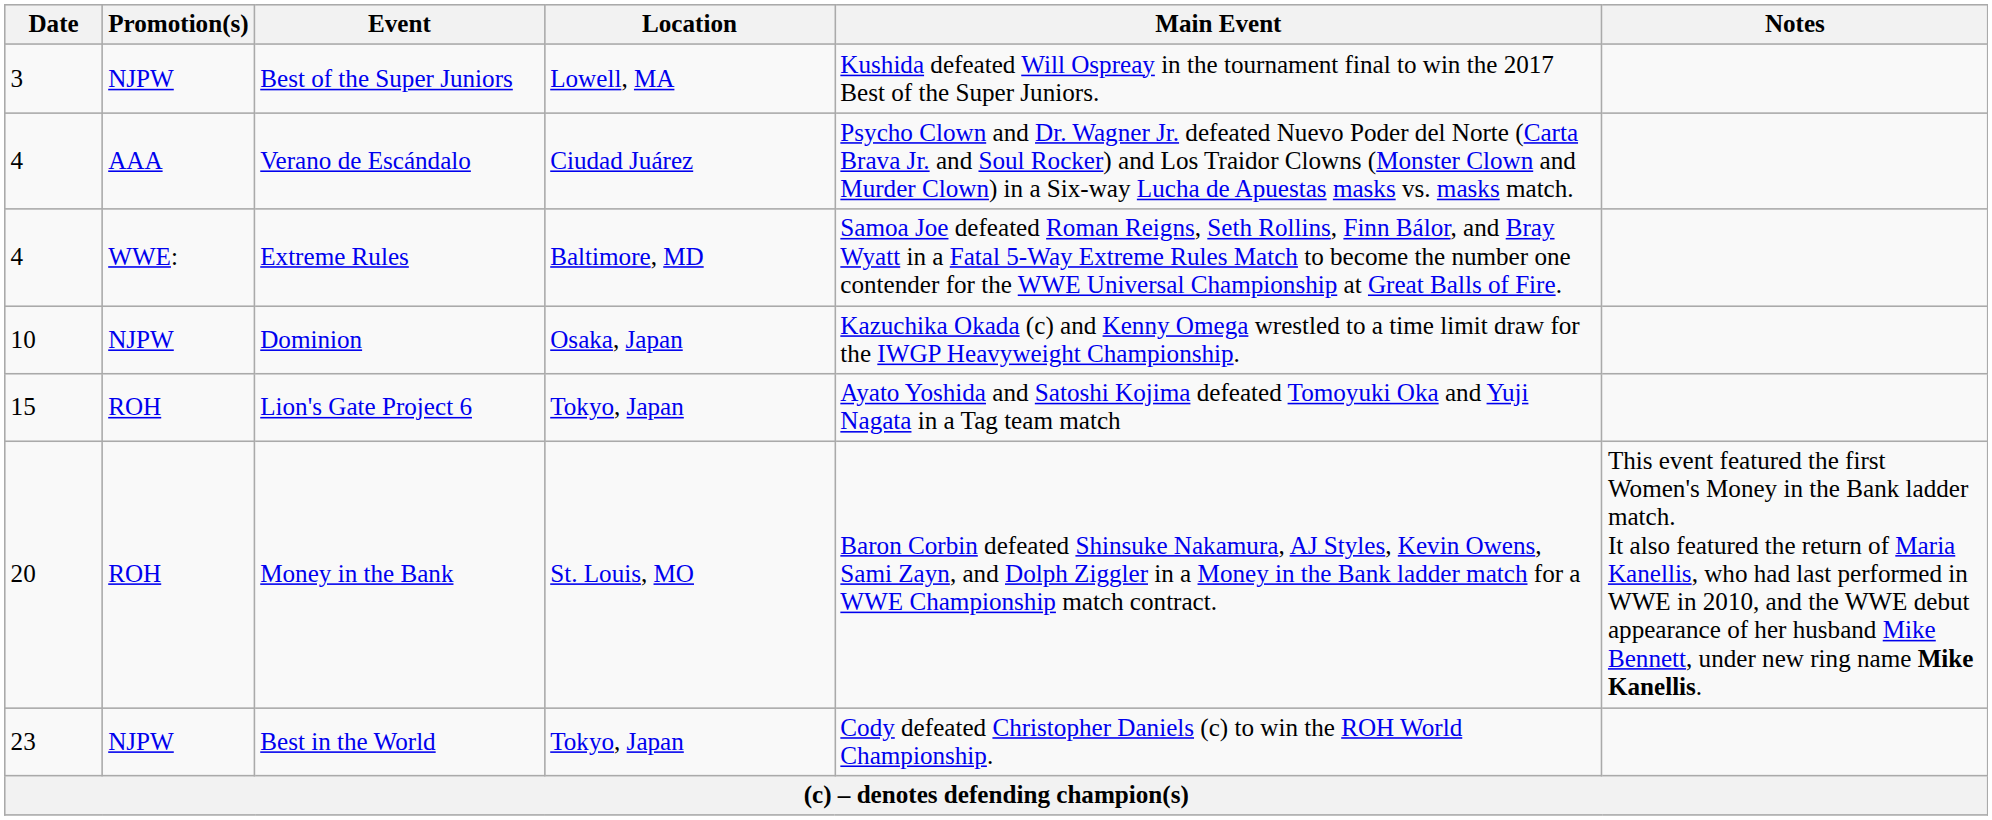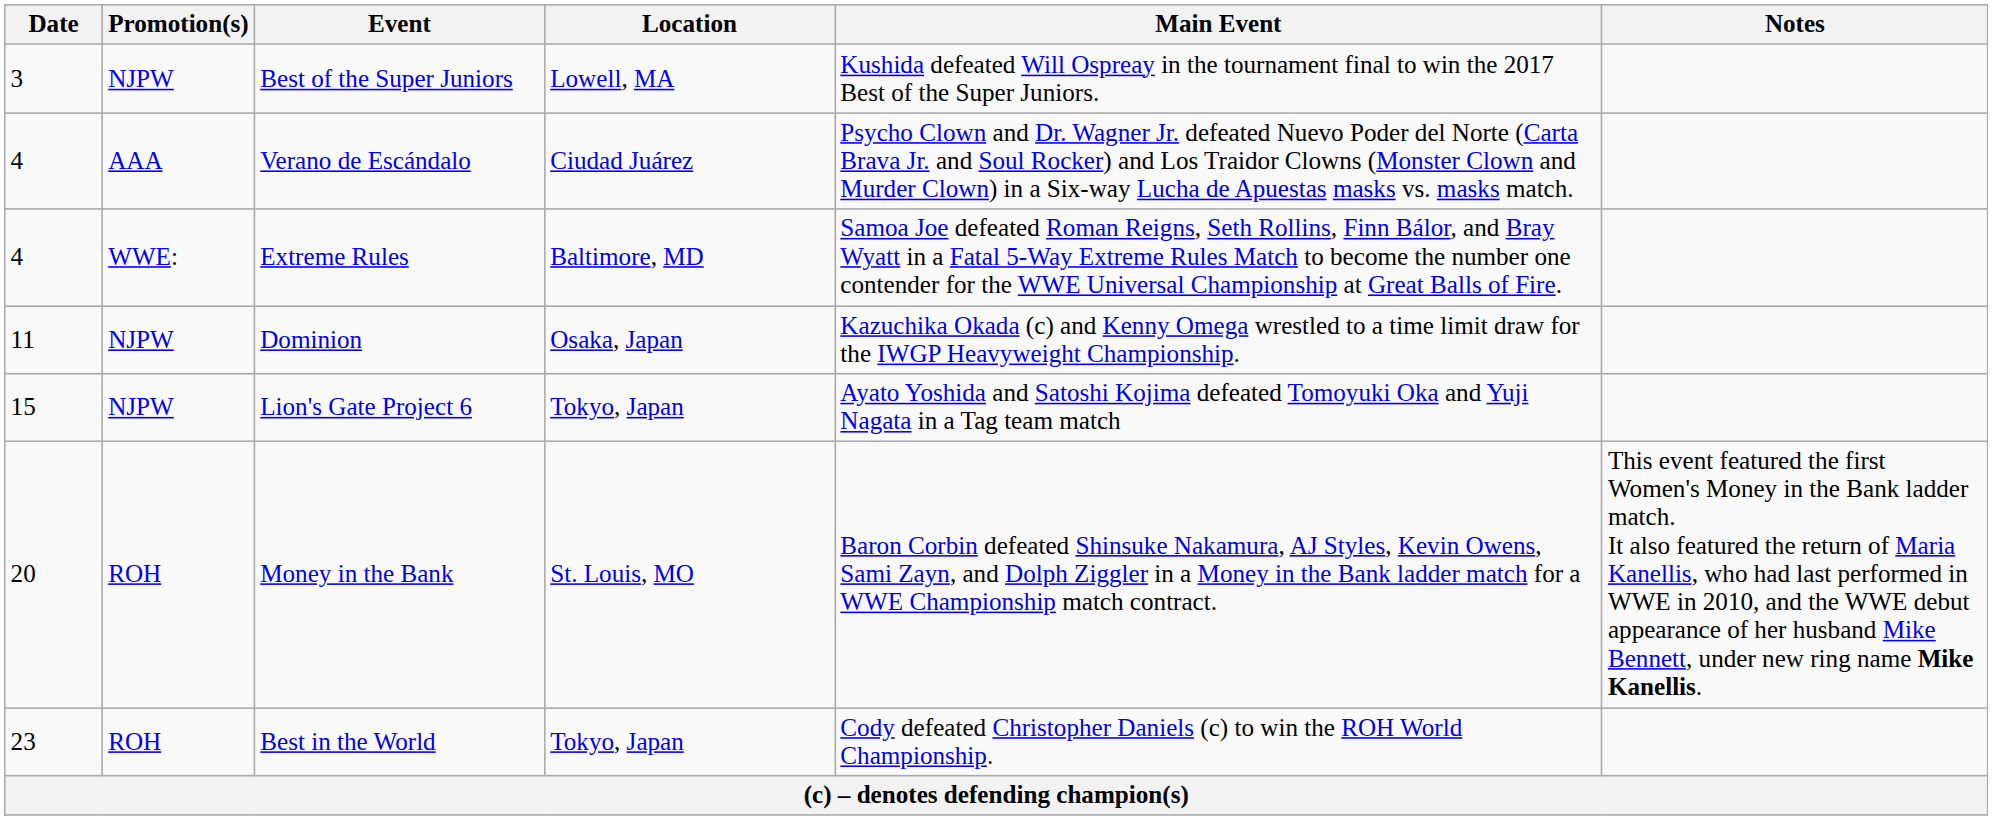(23, 339) 10 -> (23, 339) 11
(135, 407) ROH -> (141, 407) NJPW
(141, 741) NJPW -> (135, 741) ROH
